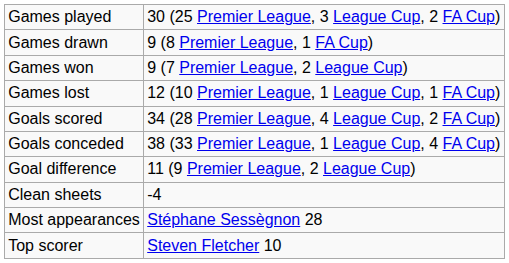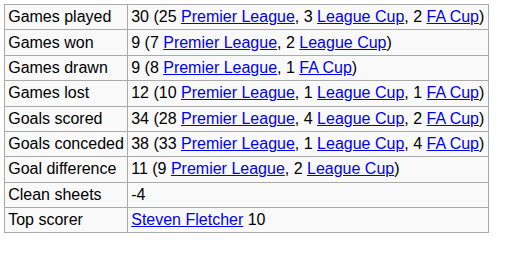rows swapped: (51, 67) <-> (58, 42)
- row: (74, 220)
